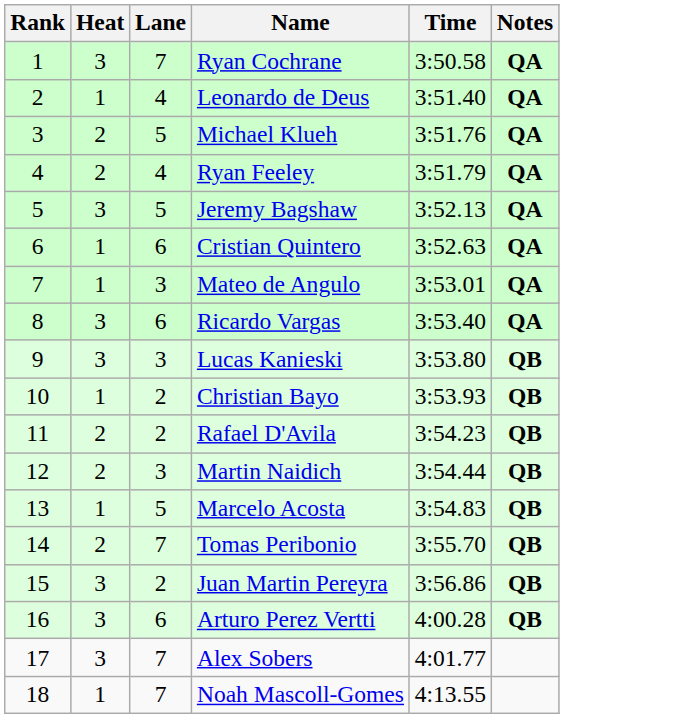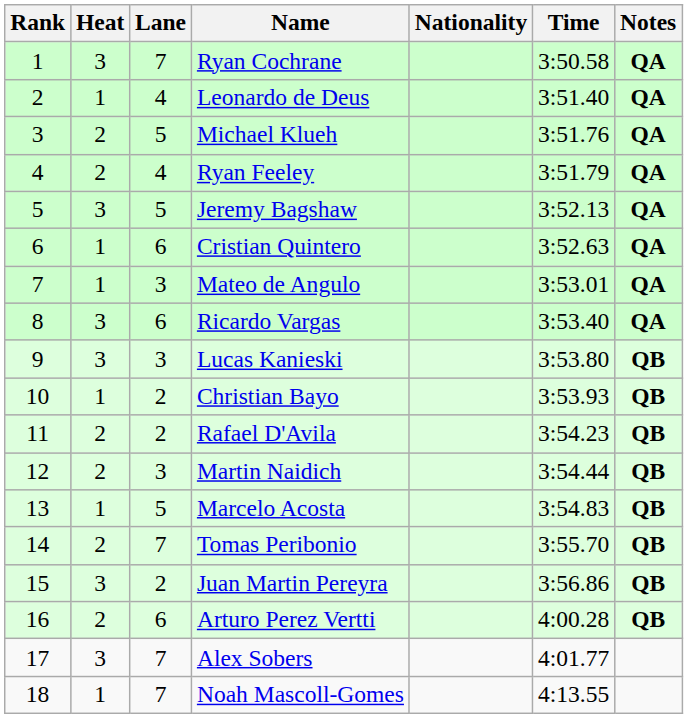+ column: (471, 23)
(100, 619) 3 -> (100, 619) 2
